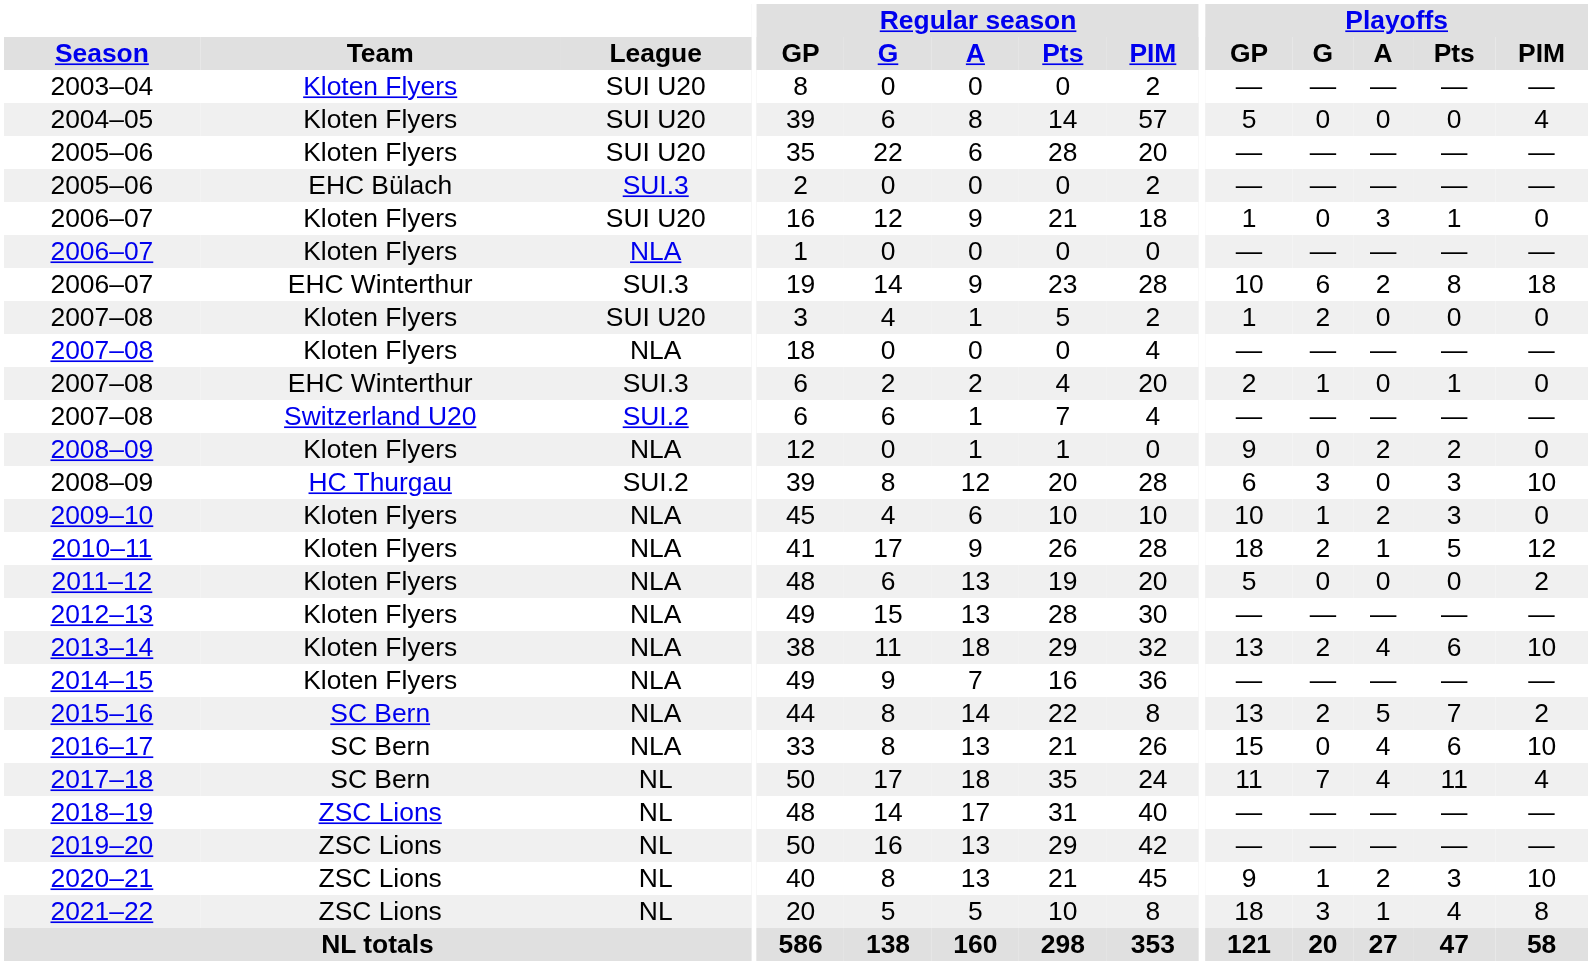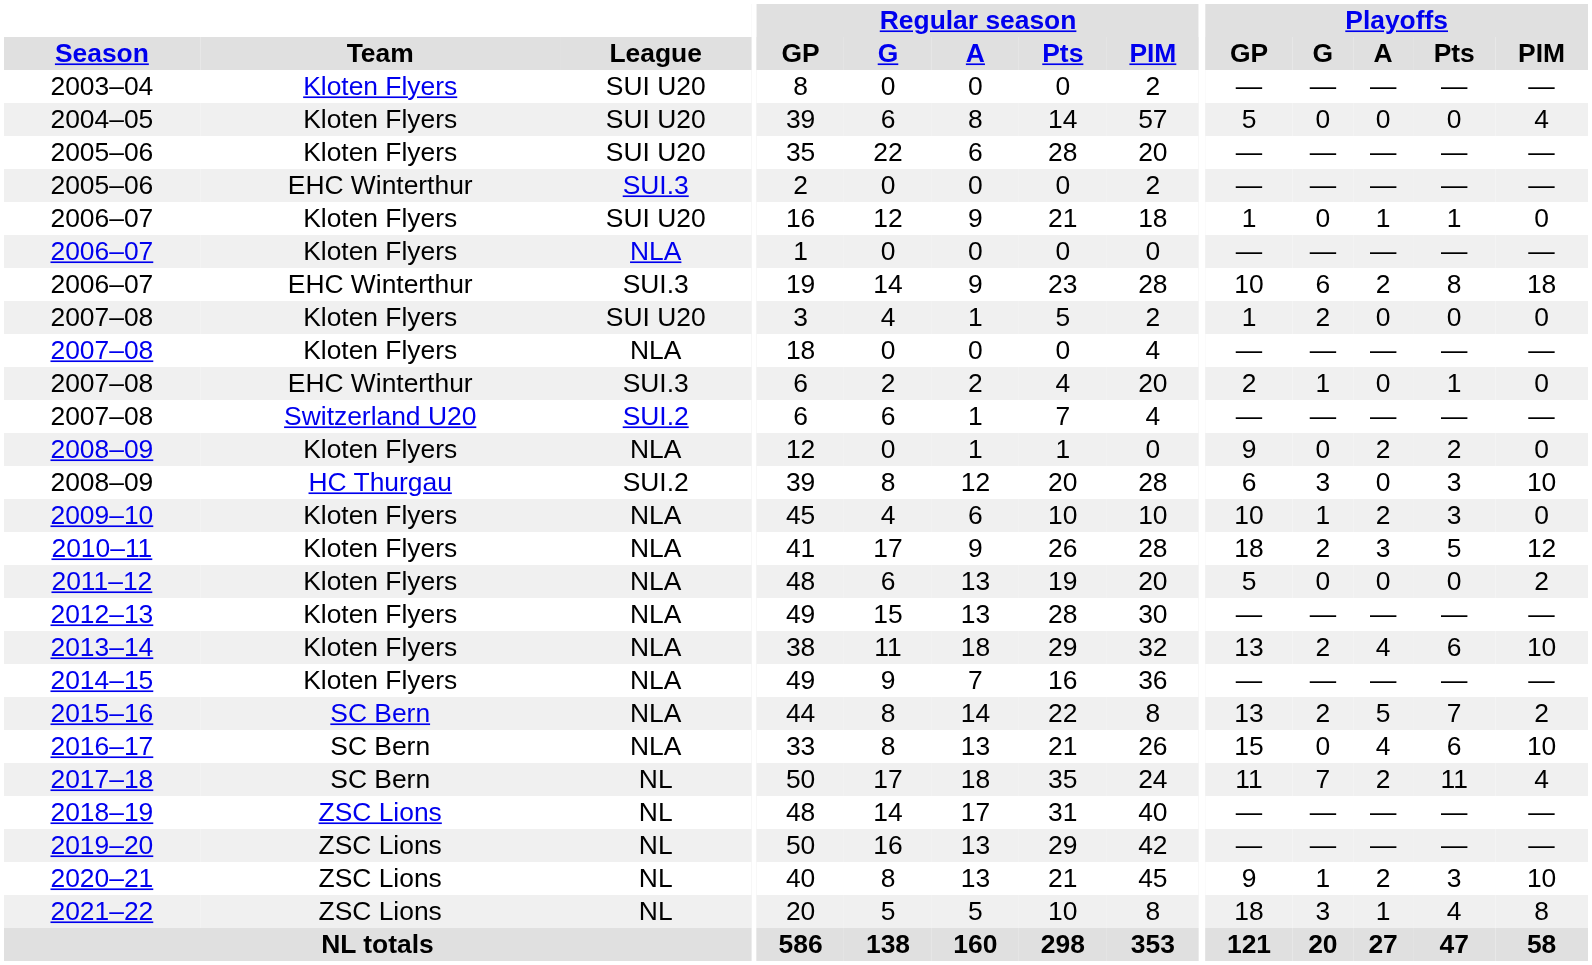(380, 185) EHC Bülach -> (380, 185) EHC Winterthur
(1383, 218) 3 -> (1383, 218) 1
(1383, 548) 1 -> (1383, 548) 3
(1383, 779) 4 -> (1383, 779) 2
